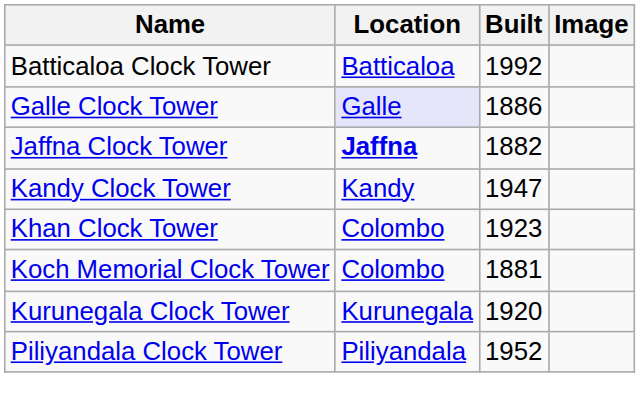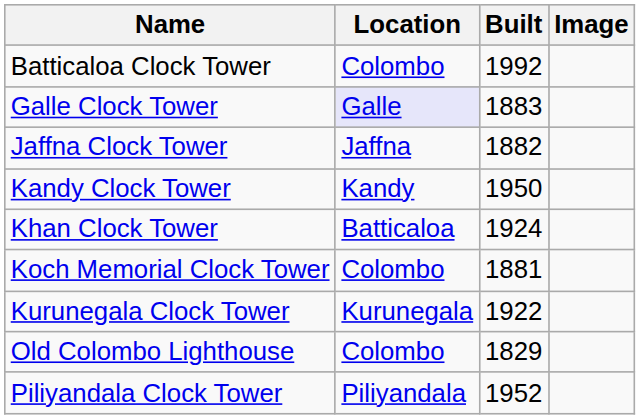(398, 65) Batticaloa -> (393, 65) Colombo
(514, 106) 1886 -> (514, 106) 1883
(379, 147) bold -> (376, 147) normal
(514, 188) 1947 -> (514, 188) 1950
(393, 229) Colombo -> (398, 229) Batticaloa
(514, 229) 1923 -> (514, 229) 1924
(514, 310) 1920 -> (514, 310) 1922
+ row: (153, 351)
